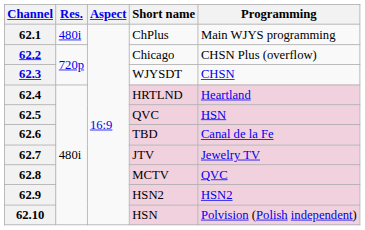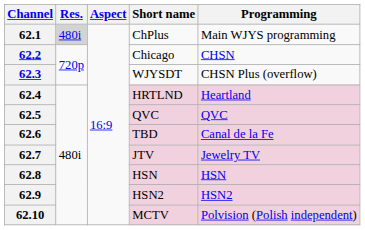(70, 34) no background -> (70, 34) lightgrey background
(259, 54) CHSN Plus (overflow) -> (218, 54) CHSN
(218, 74) CHSN -> (259, 74) CHSN Plus (overflow)
(214, 114) HSN -> (214, 114) QVC
(151, 174) MCTV -> (145, 174) HSN
(214, 174) QVC -> (214, 174) HSN
(145, 214) HSN -> (151, 214) MCTV
